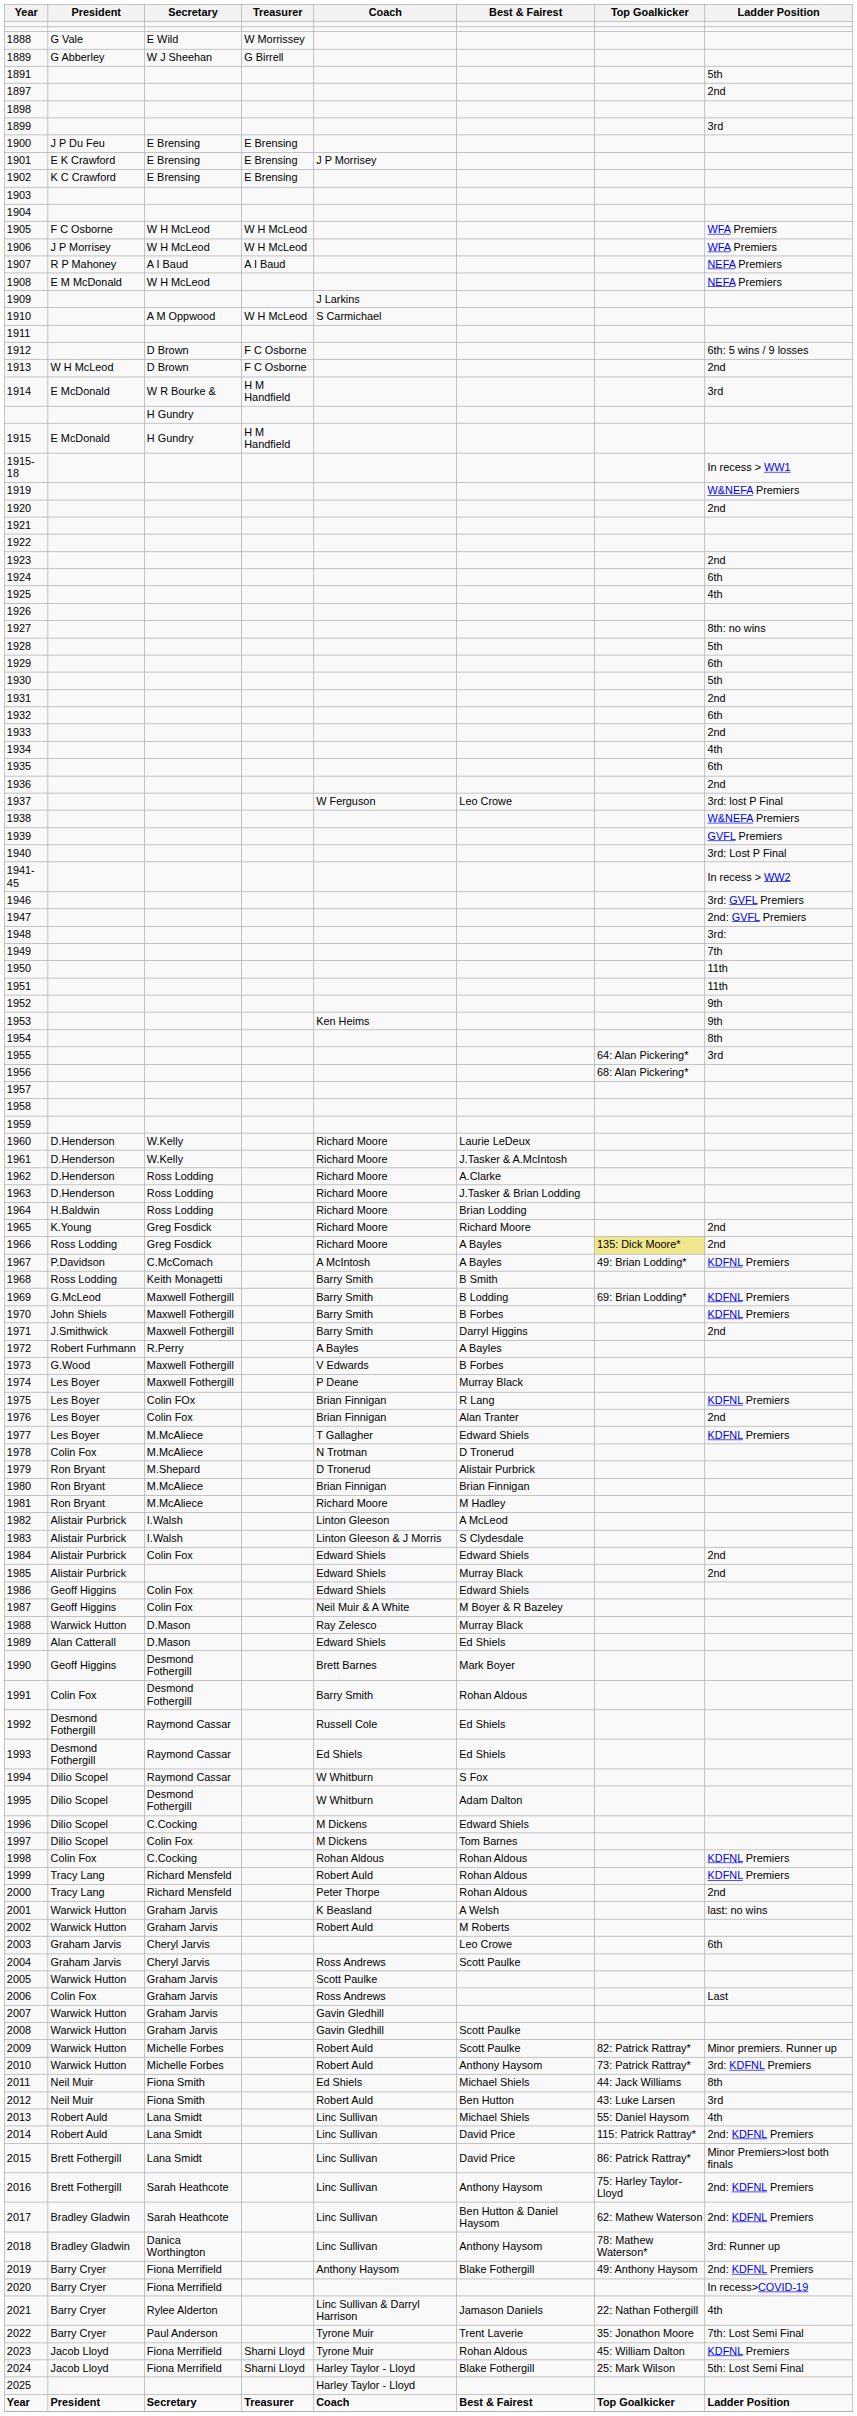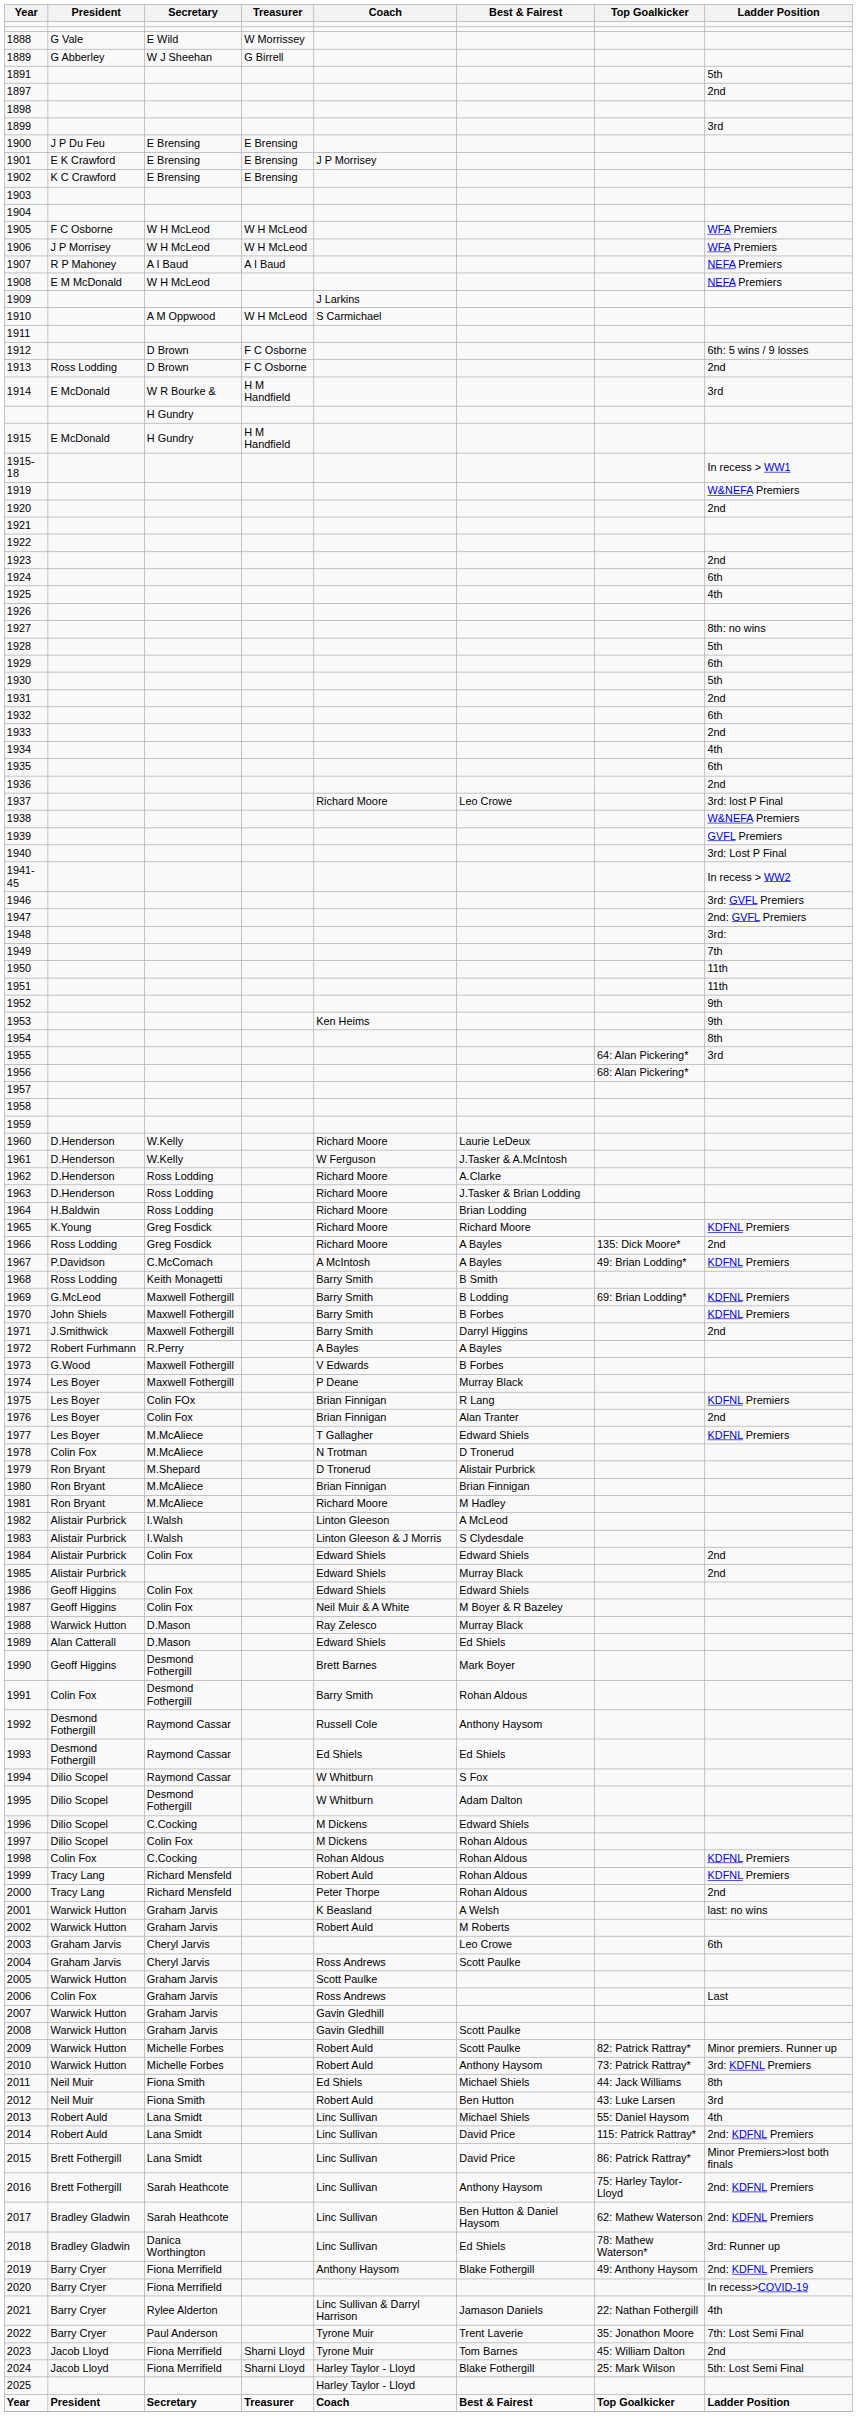(82, 368) W H McLeod -> (84, 368) Ross Lodding
(346, 801) W Ferguson -> (352, 801) Richard Moore
(352, 1159) Richard Moore -> (346, 1159) W Ferguson
(717, 1228) 2nd -> (748, 1228) KDFNL Premiers
(639, 1245) khaki background -> (639, 1245) no background
(482, 1724) Ed Shiels -> (501, 1724) Anthony Haysom
(488, 1841) Tom Barnes -> (493, 1841) Rohan Aldous
(501, 2246) Anthony Haysom -> (482, 2246) Ed Shiels
(493, 2351) Rohan Aldous -> (488, 2351) Tom Barnes
(748, 2351) KDFNL Premiers -> (717, 2351) 2nd
